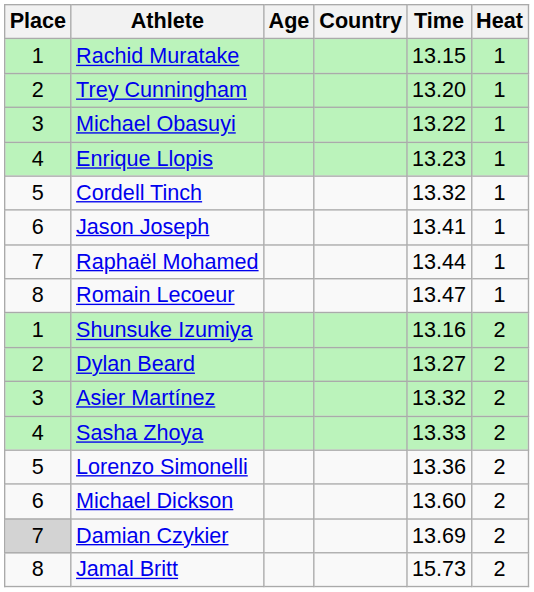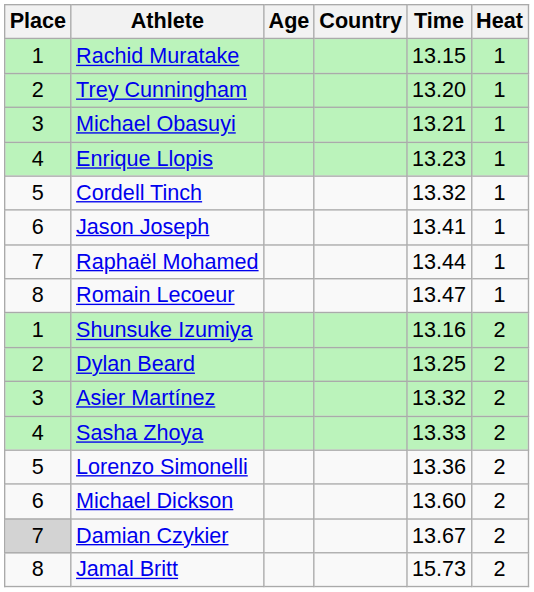(439, 124) 13.22 -> (439, 124) 13.21
(439, 364) 13.27 -> (439, 364) 13.25
(439, 535) 13.69 -> (439, 535) 13.67
